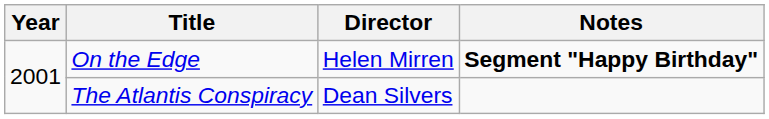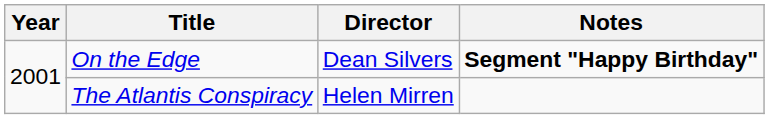(388, 58) Helen Mirren -> (388, 58) Dean Silvers
(388, 95) Dean Silvers -> (388, 95) Helen Mirren
